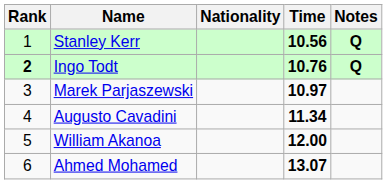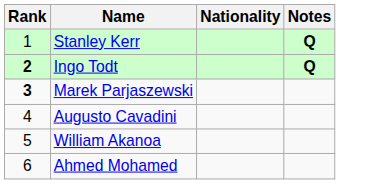- column: (307, 16)
(27, 91) normal -> (27, 91) bold
